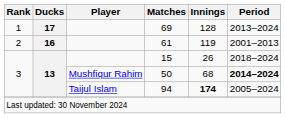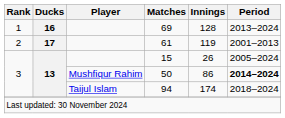(50, 27) 17 -> (50, 27) 16
(50, 43) 16 -> (50, 43) 17
(254, 58) 2018–2024 -> (254, 58) 2005–2024
(208, 74) 68 -> (208, 74) 86
(208, 89) bold -> (208, 89) normal
(254, 89) 2005–2024 -> (254, 89) 2018–2024
